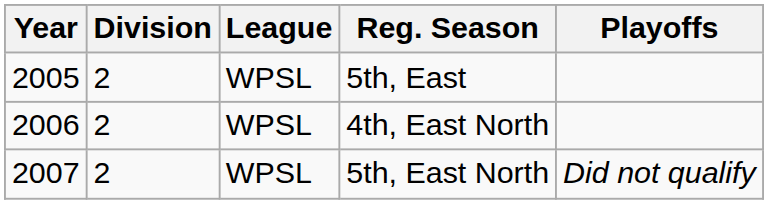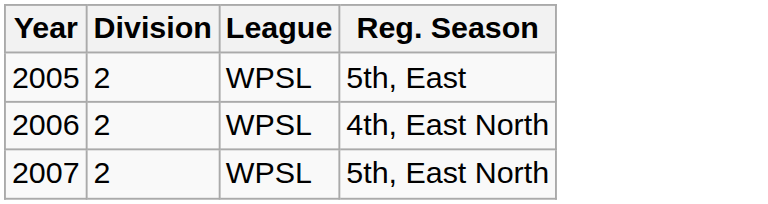- column: (659, 28)
